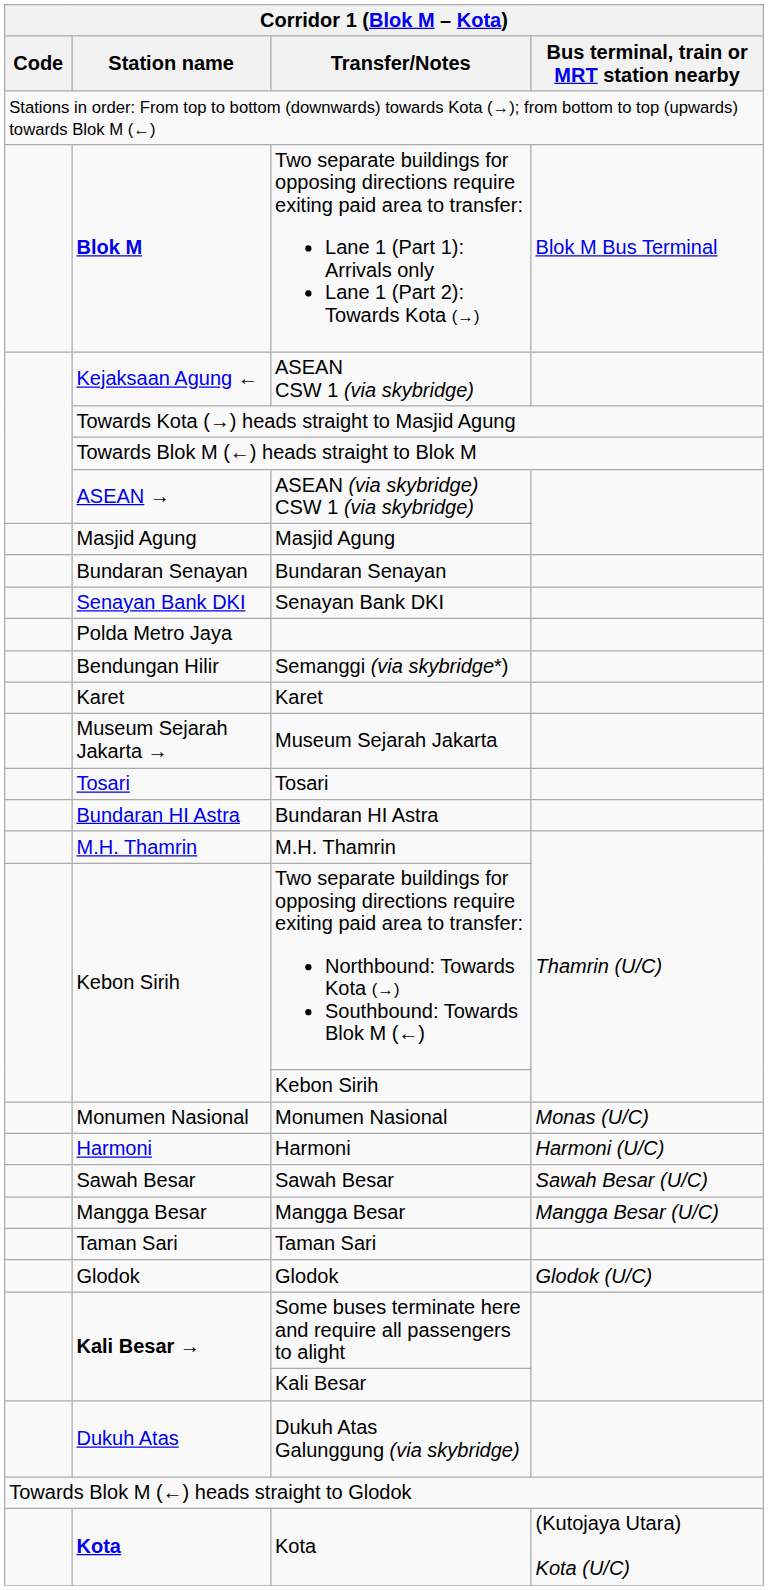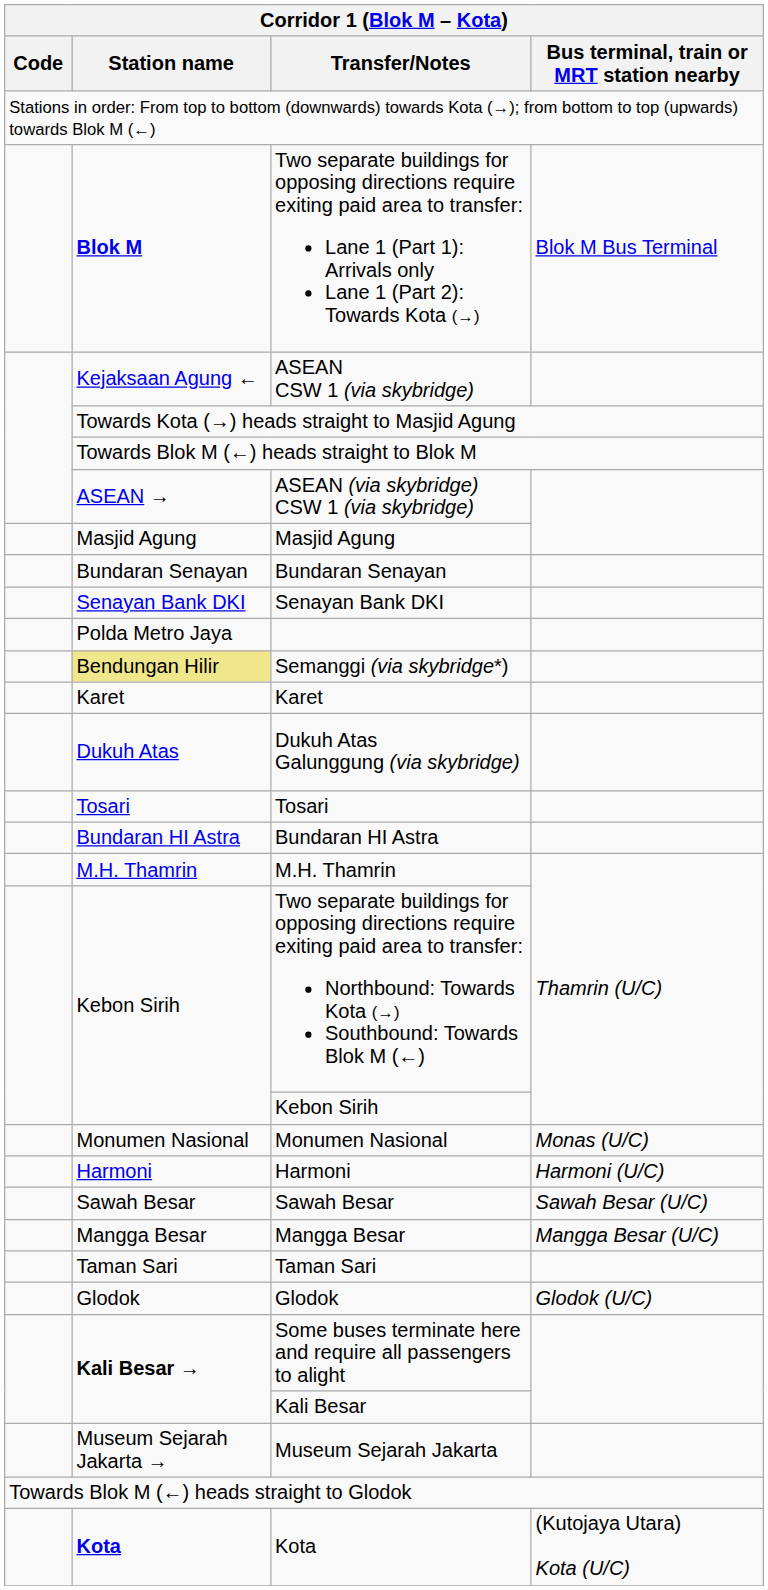(148, 665) no background -> (148, 665) khaki background
rows swapped: (397, 1438) <-> (386, 740)
